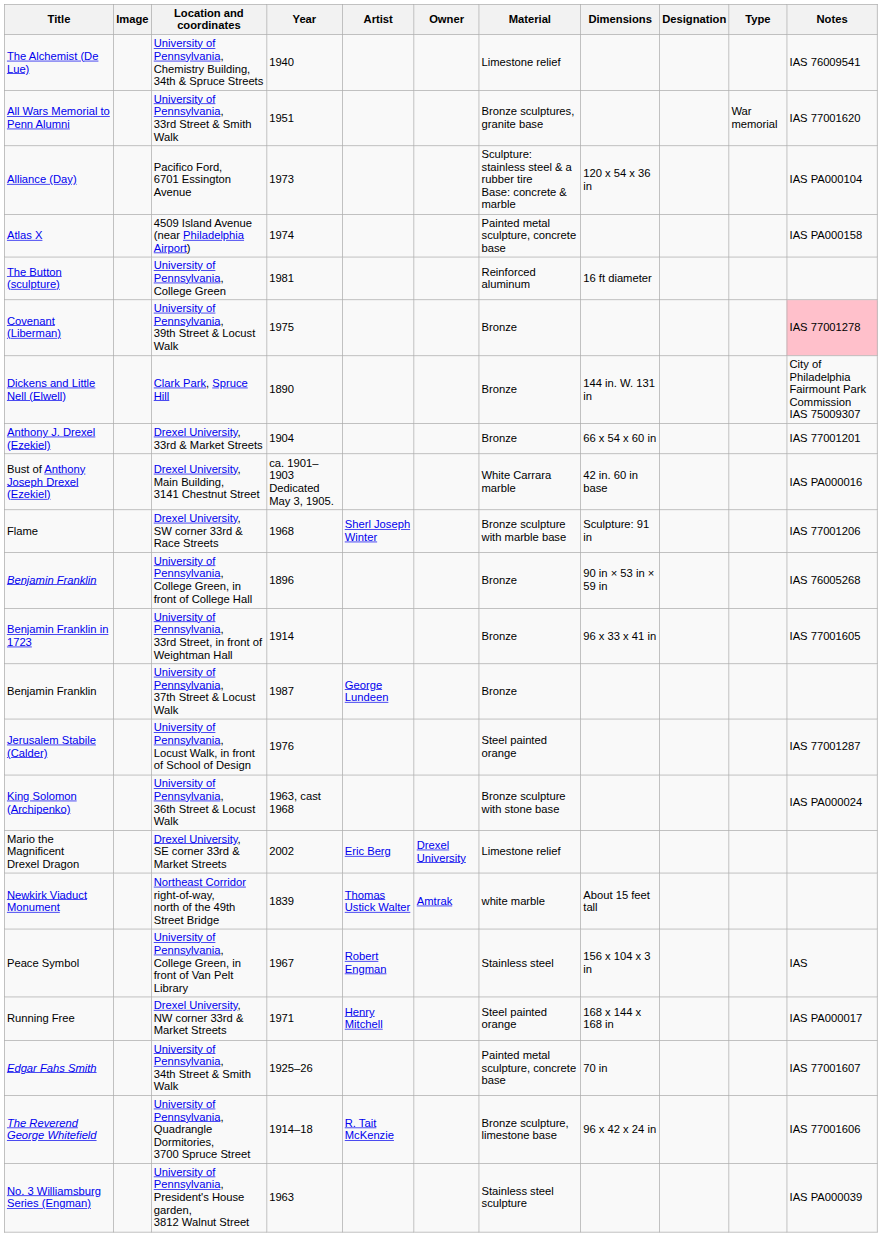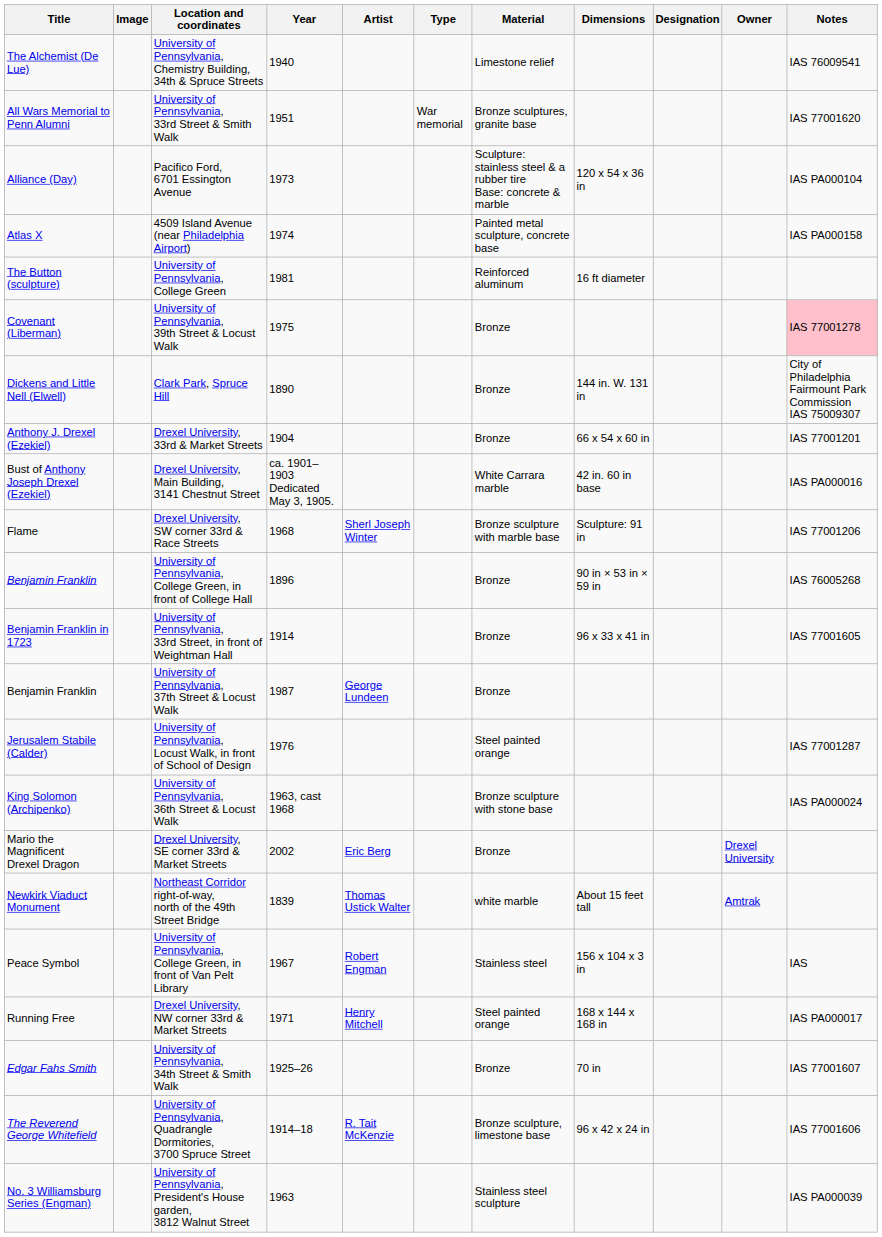columns swapped: (758, 19) <-> (447, 19)
(521, 851) Limestone relief -> (493, 851) Bronze
(529, 1067) Painted metal sculpture, concrete base -> (493, 1067) Bronze
